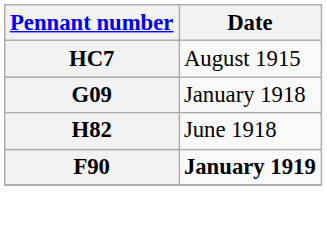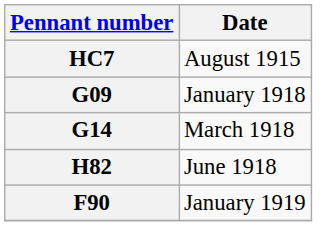+ row: (92, 130)
(250, 166) bold -> (245, 202) normal
